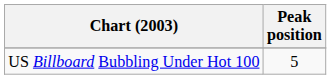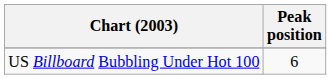(294, 61) 5 -> (294, 61) 6
